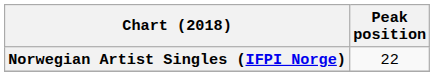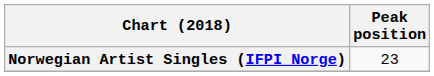(390, 59) 22 -> (390, 59) 23
